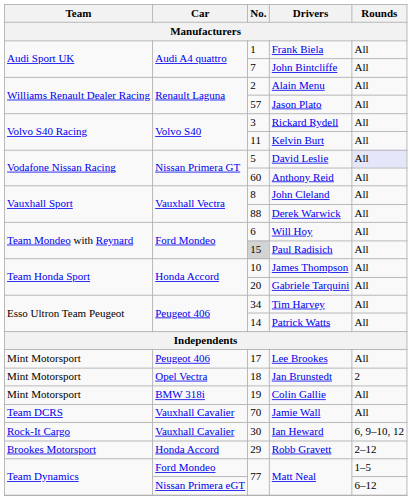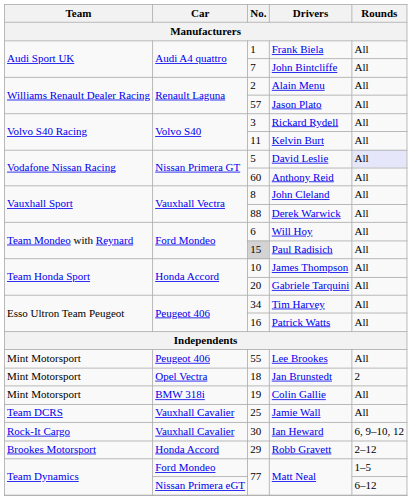(256, 322) 14 -> (256, 322) 16
(256, 358) 17 -> (256, 358) 55
(256, 413) 70 -> (256, 413) 25
